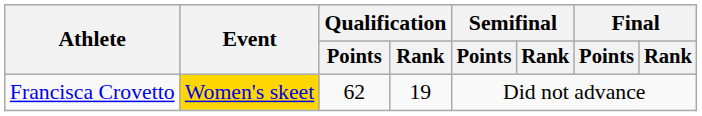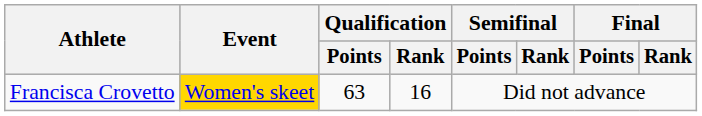(354, 92) 62 -> (354, 92) 63
(420, 92) 19 -> (420, 92) 16
